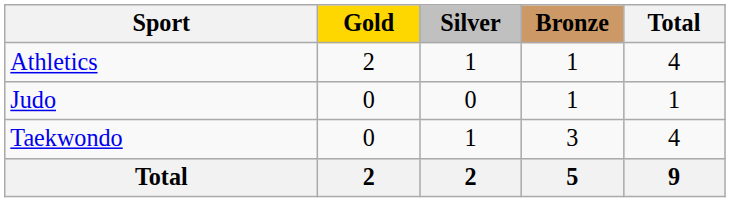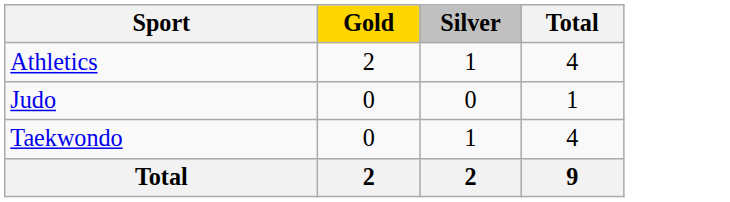- column: (572, 23)
